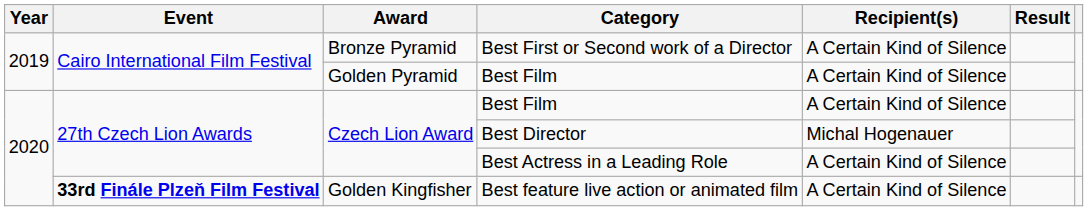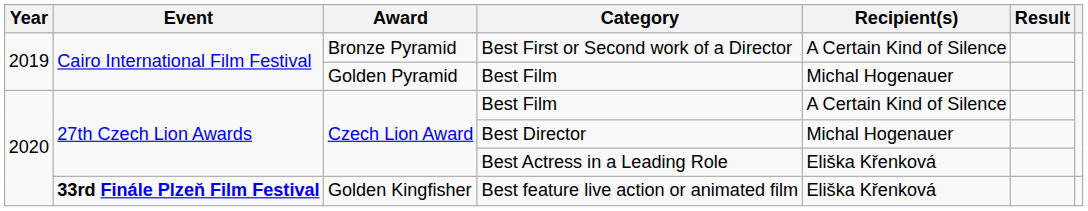(907, 76) A Certain Kind of Silence -> (880, 76) Michal Hogenauer
(907, 162) A Certain Kind of Silence -> (871, 162) Eliška Křenková
(907, 190) A Certain Kind of Silence -> (871, 190) Eliška Křenková
